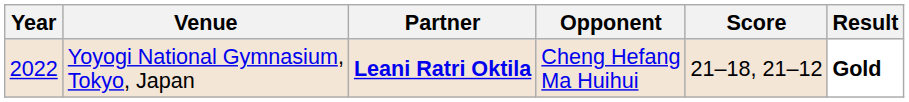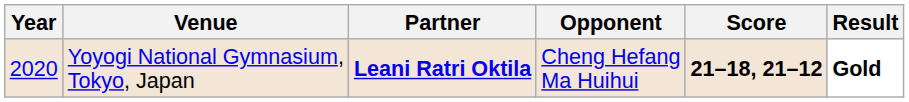(34, 68) 2022 -> (34, 68) 2020
(756, 68) normal -> (756, 68) bold
